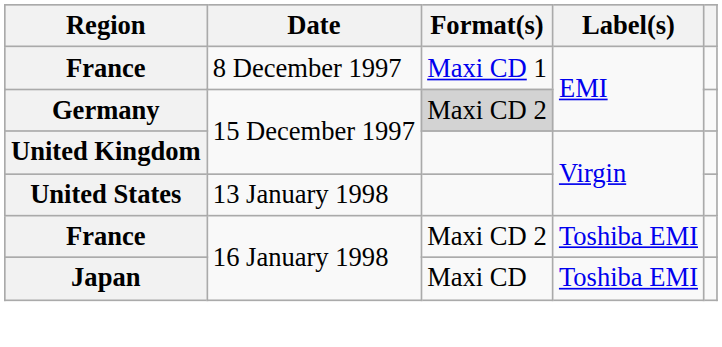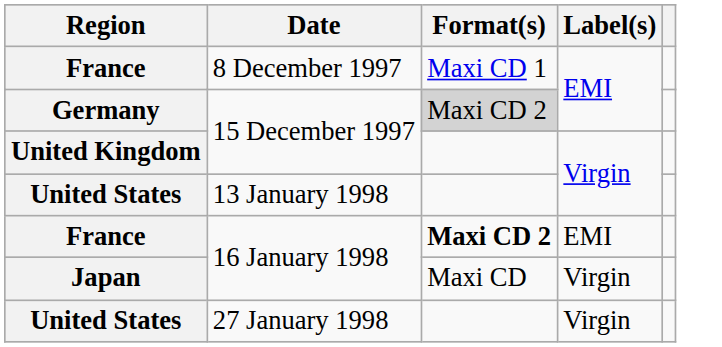(487, 236) normal -> (489, 236) bold
(628, 236) Toshiba EMI -> (588, 236) EMI
(628, 278) Toshiba EMI -> (597, 278) Virgin
+ row: (106, 320)
